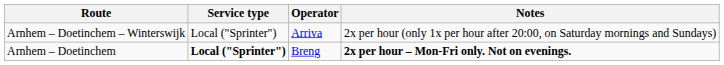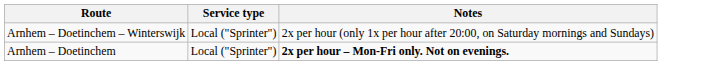- column: (315, 13)
(238, 51) bold -> (234, 51) normal
